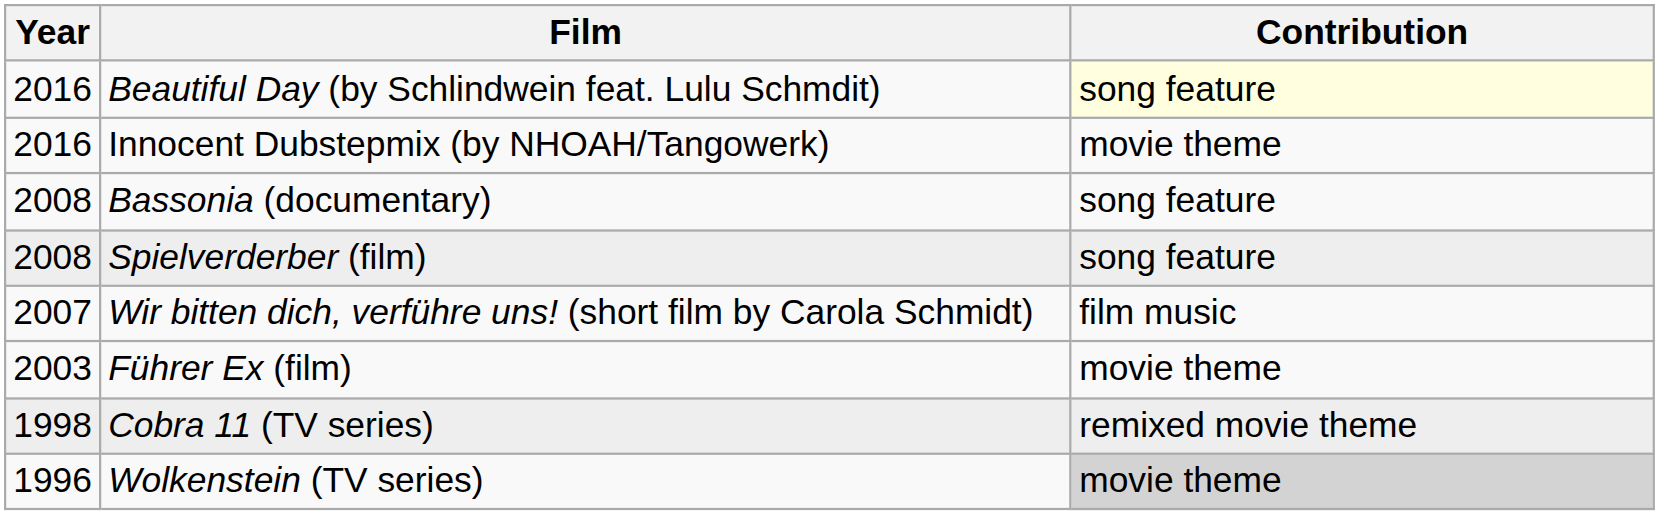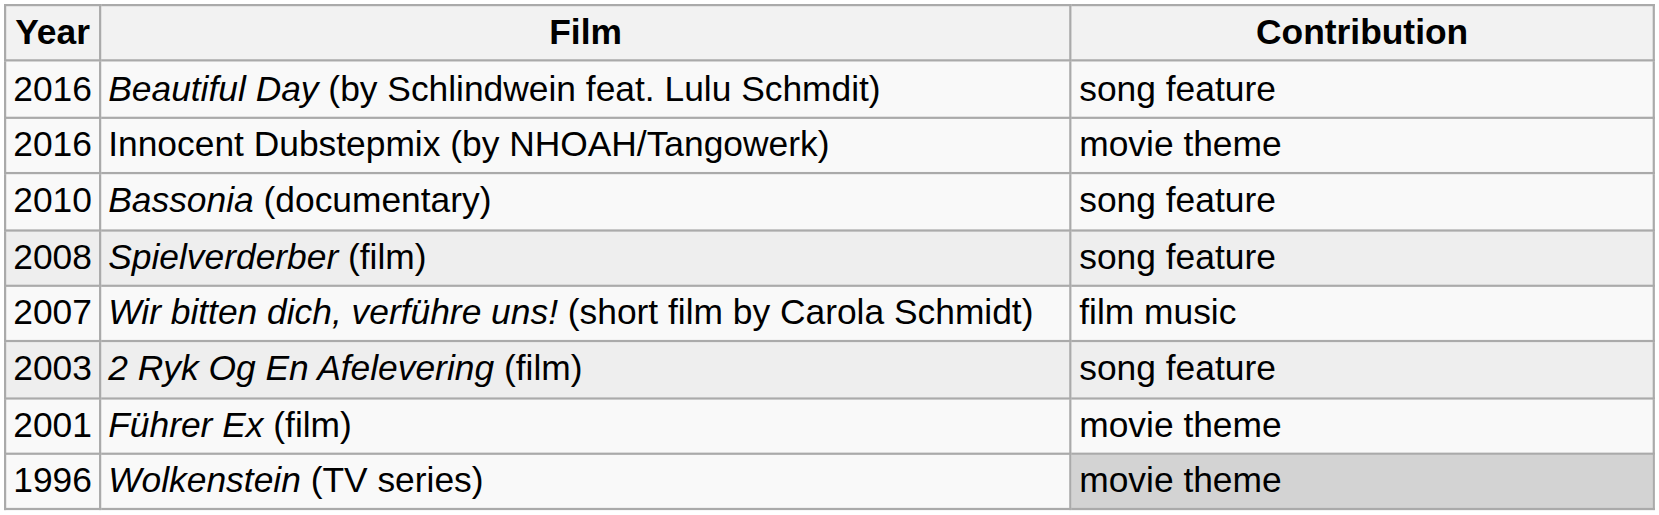(1178, 88) lightyellow background -> (1178, 88) no background
(53, 200) 2008 -> (53, 200) 2010
+ row: (345, 369)
(53, 369) 2003 -> (53, 425) 2001
- row: (271, 425)
